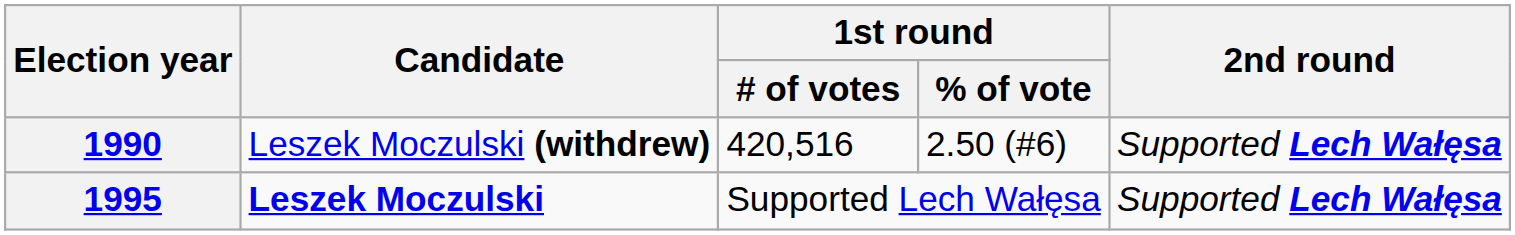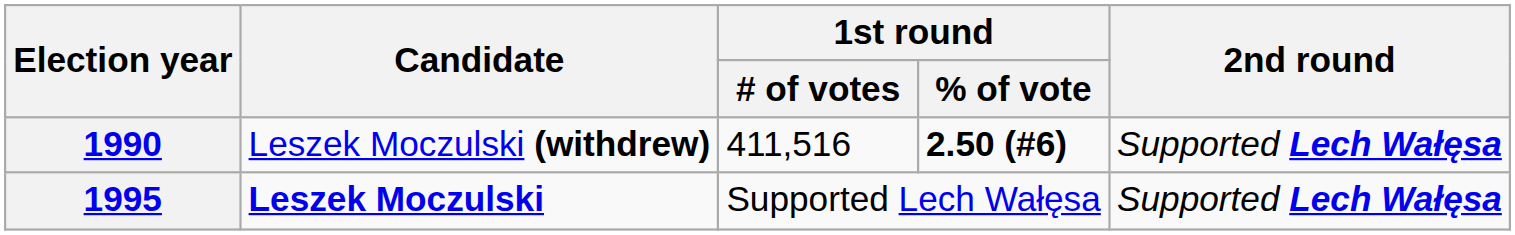(790, 144) 420,516 -> (789, 144) 411,516
(996, 144) normal -> (996, 144) bold
